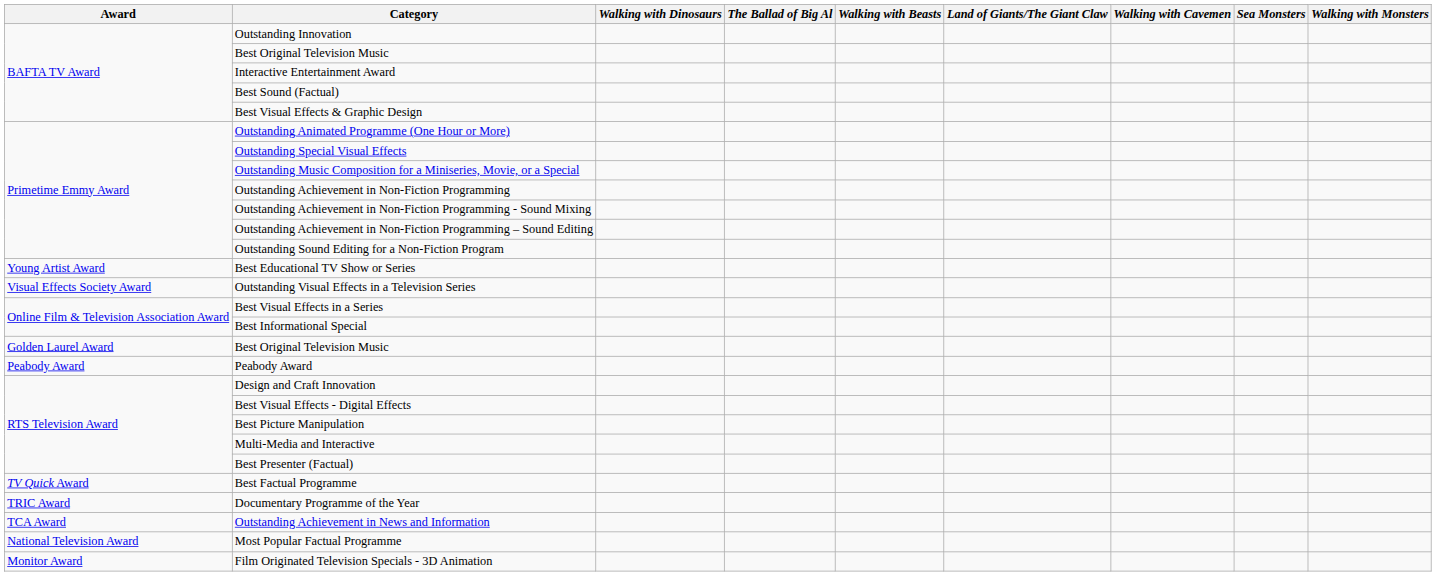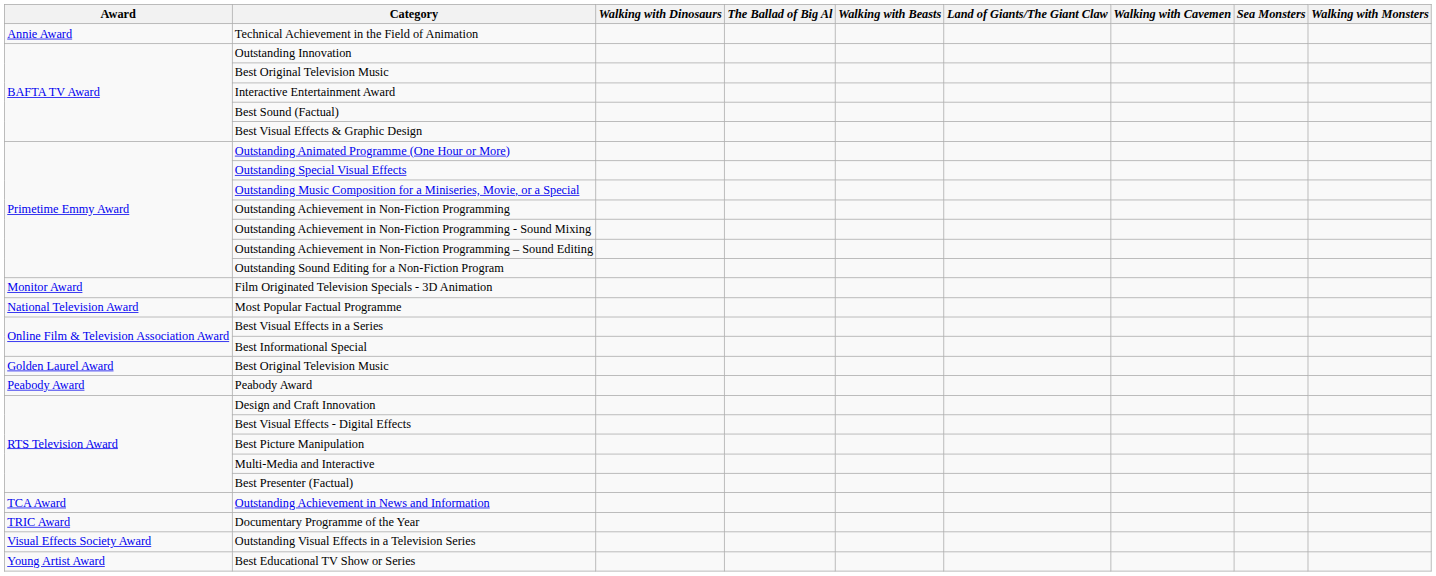+ row: (40, 33)
rows swapped: (45, 561) <-> (56, 268)
rows swapped: (73, 541) <-> (79, 287)
- row: (48, 483)
rows swapped: (37, 522) <-> (39, 502)
